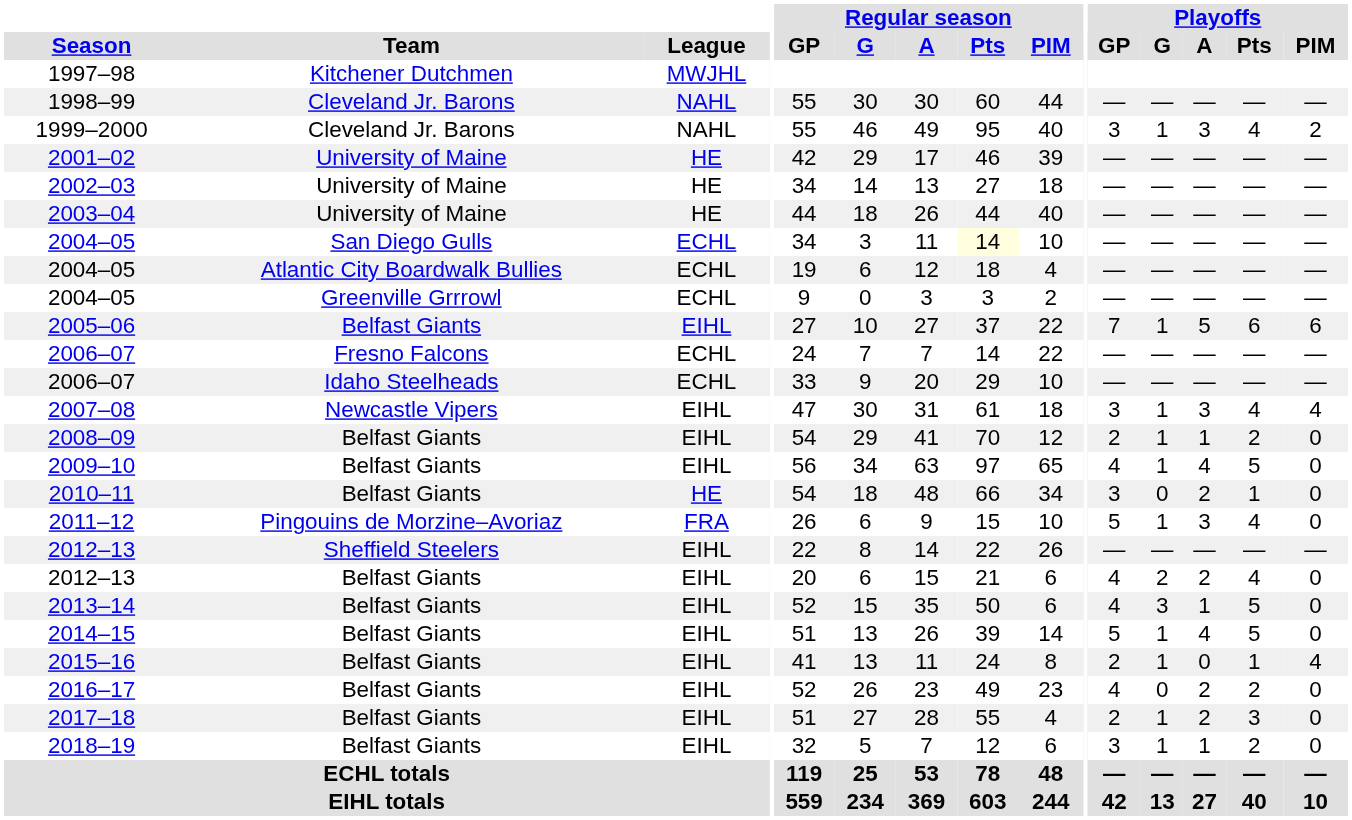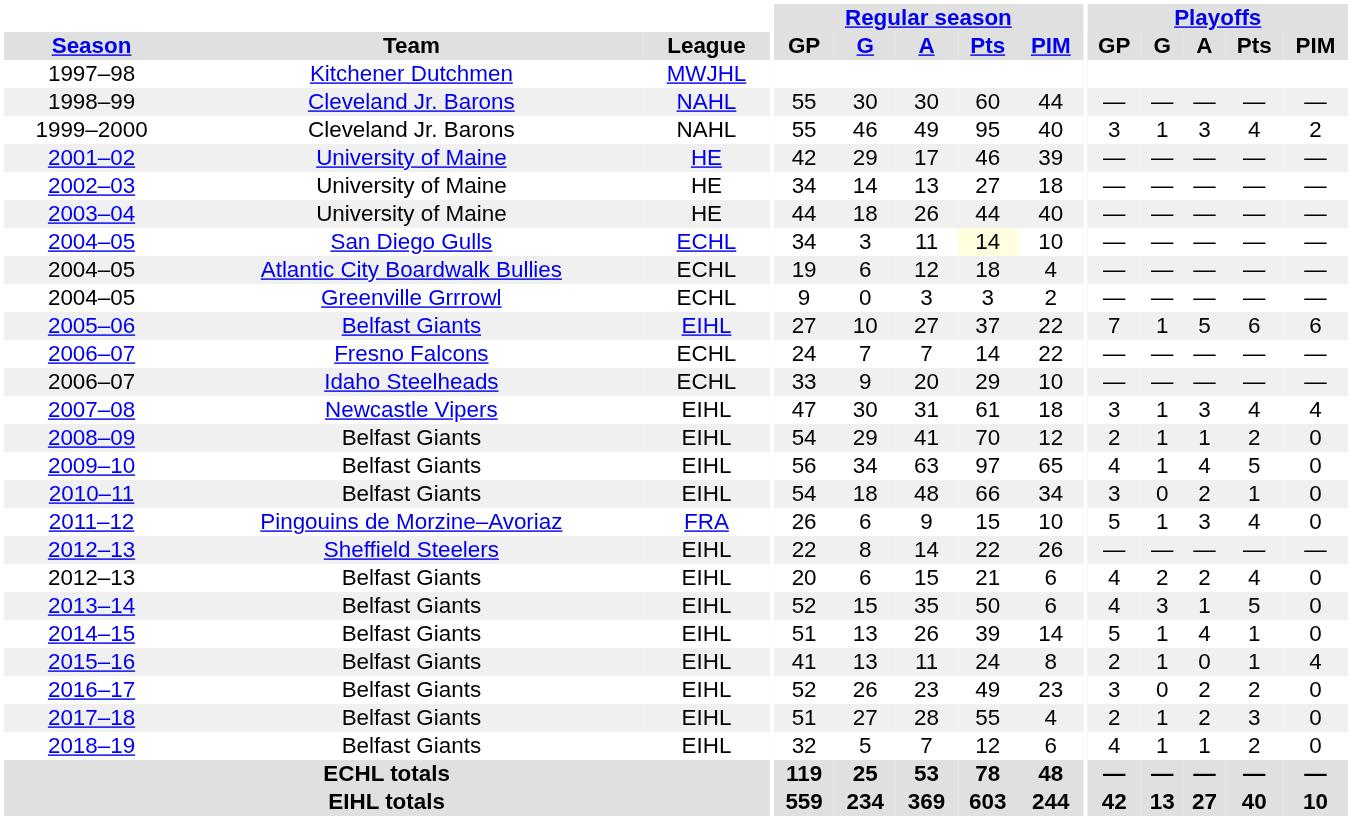(706, 493) HE -> (706, 493) EIHL
(1254, 633) 5 -> (1254, 633) 1
(1114, 689) 4 -> (1114, 689) 3
(1114, 745) 3 -> (1114, 745) 4
